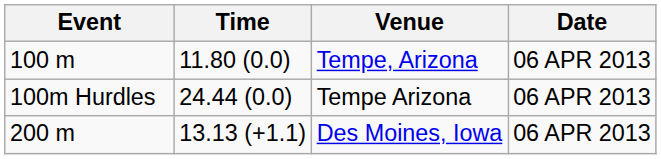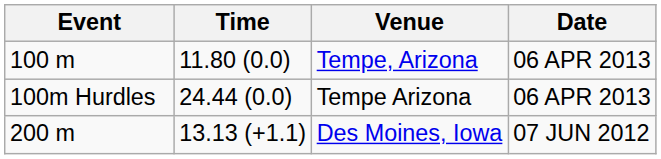(582, 134) 06 APR 2013 -> (581, 134) 07 JUN 2012
